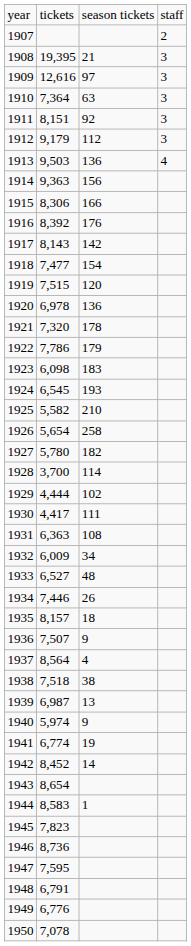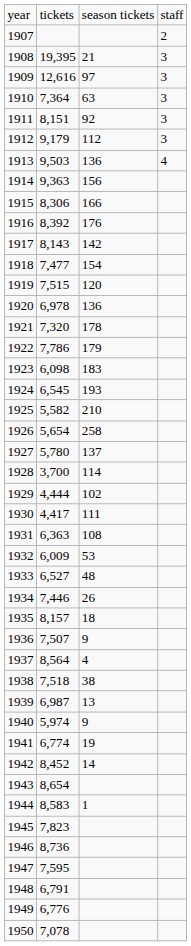(92, 451) 182 -> (92, 451) 137
(88, 555) 34 -> (88, 555) 53
